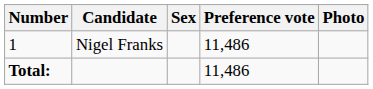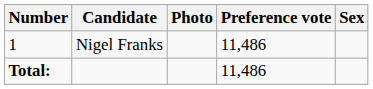columns swapped: (183, 17) <-> (343, 17)
